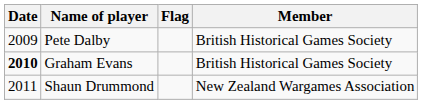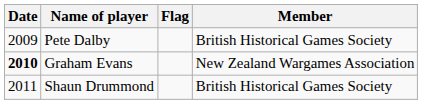(294, 63) British Historical Games Society -> (305, 63) New Zealand Wargames Association
(305, 87) New Zealand Wargames Association -> (294, 87) British Historical Games Society
